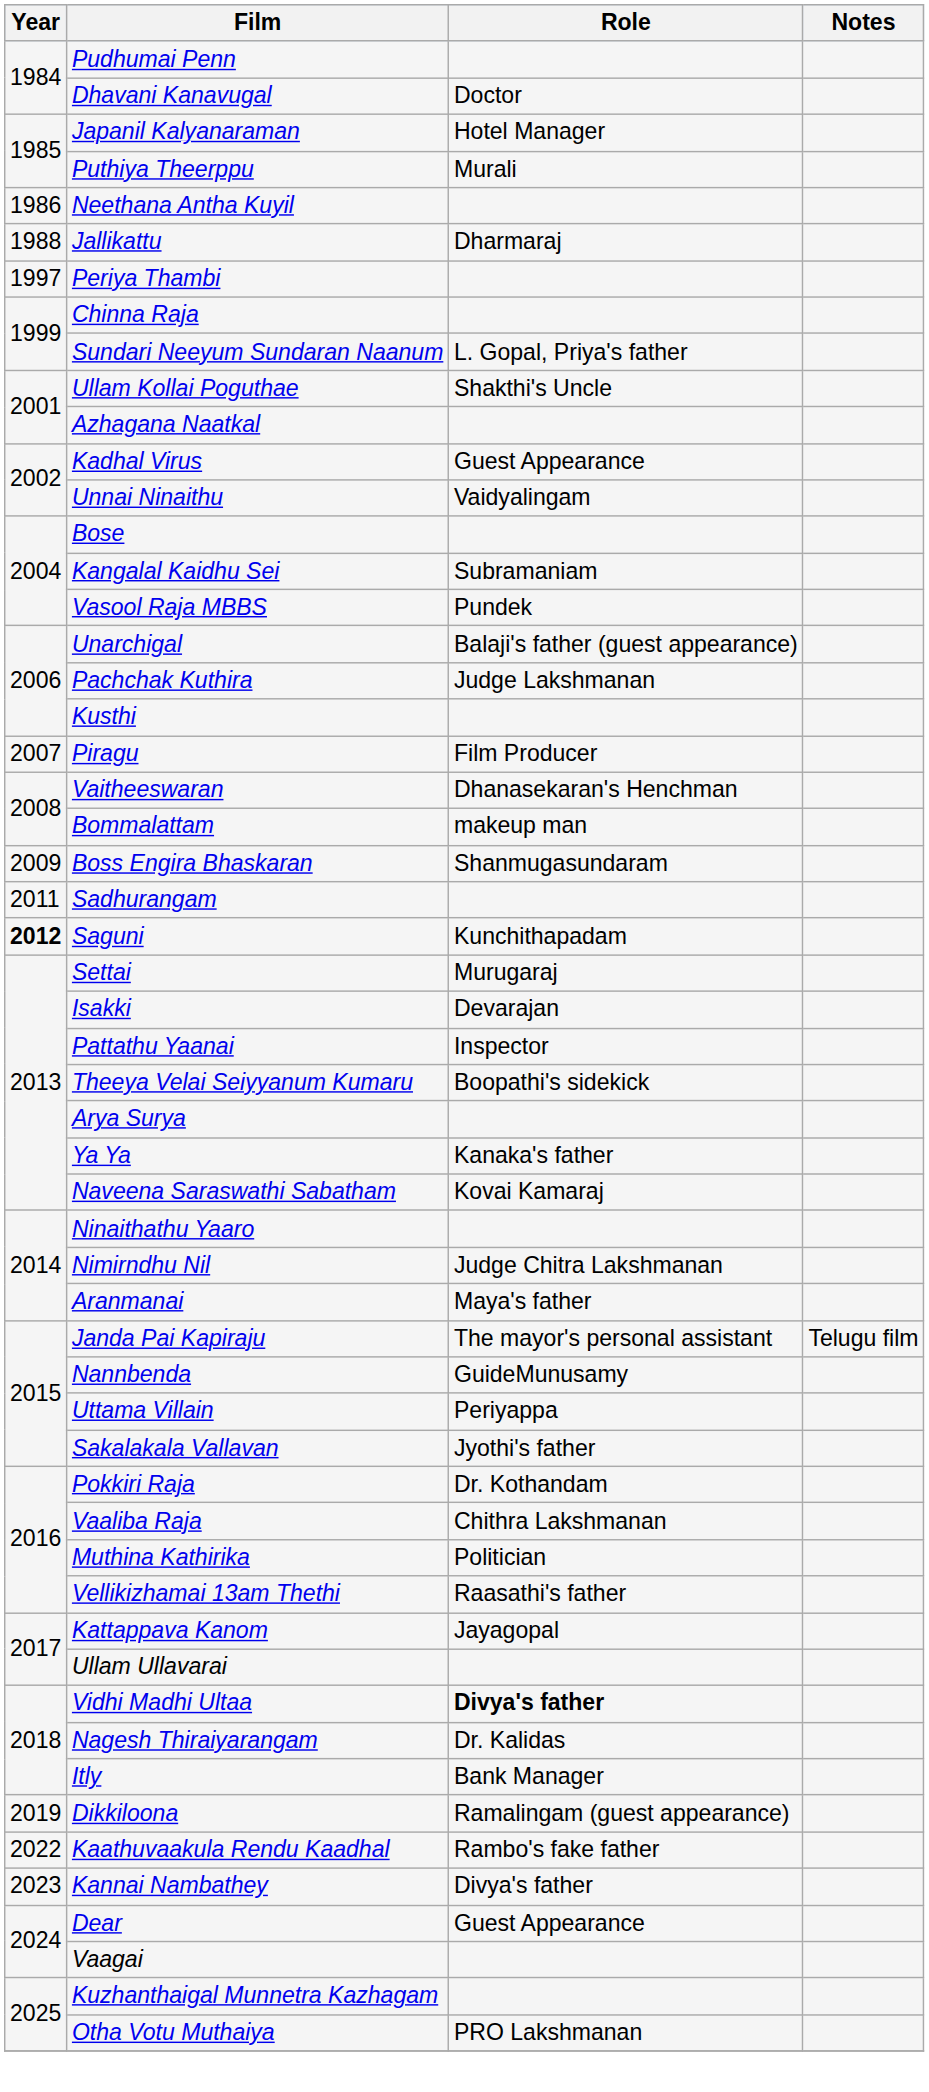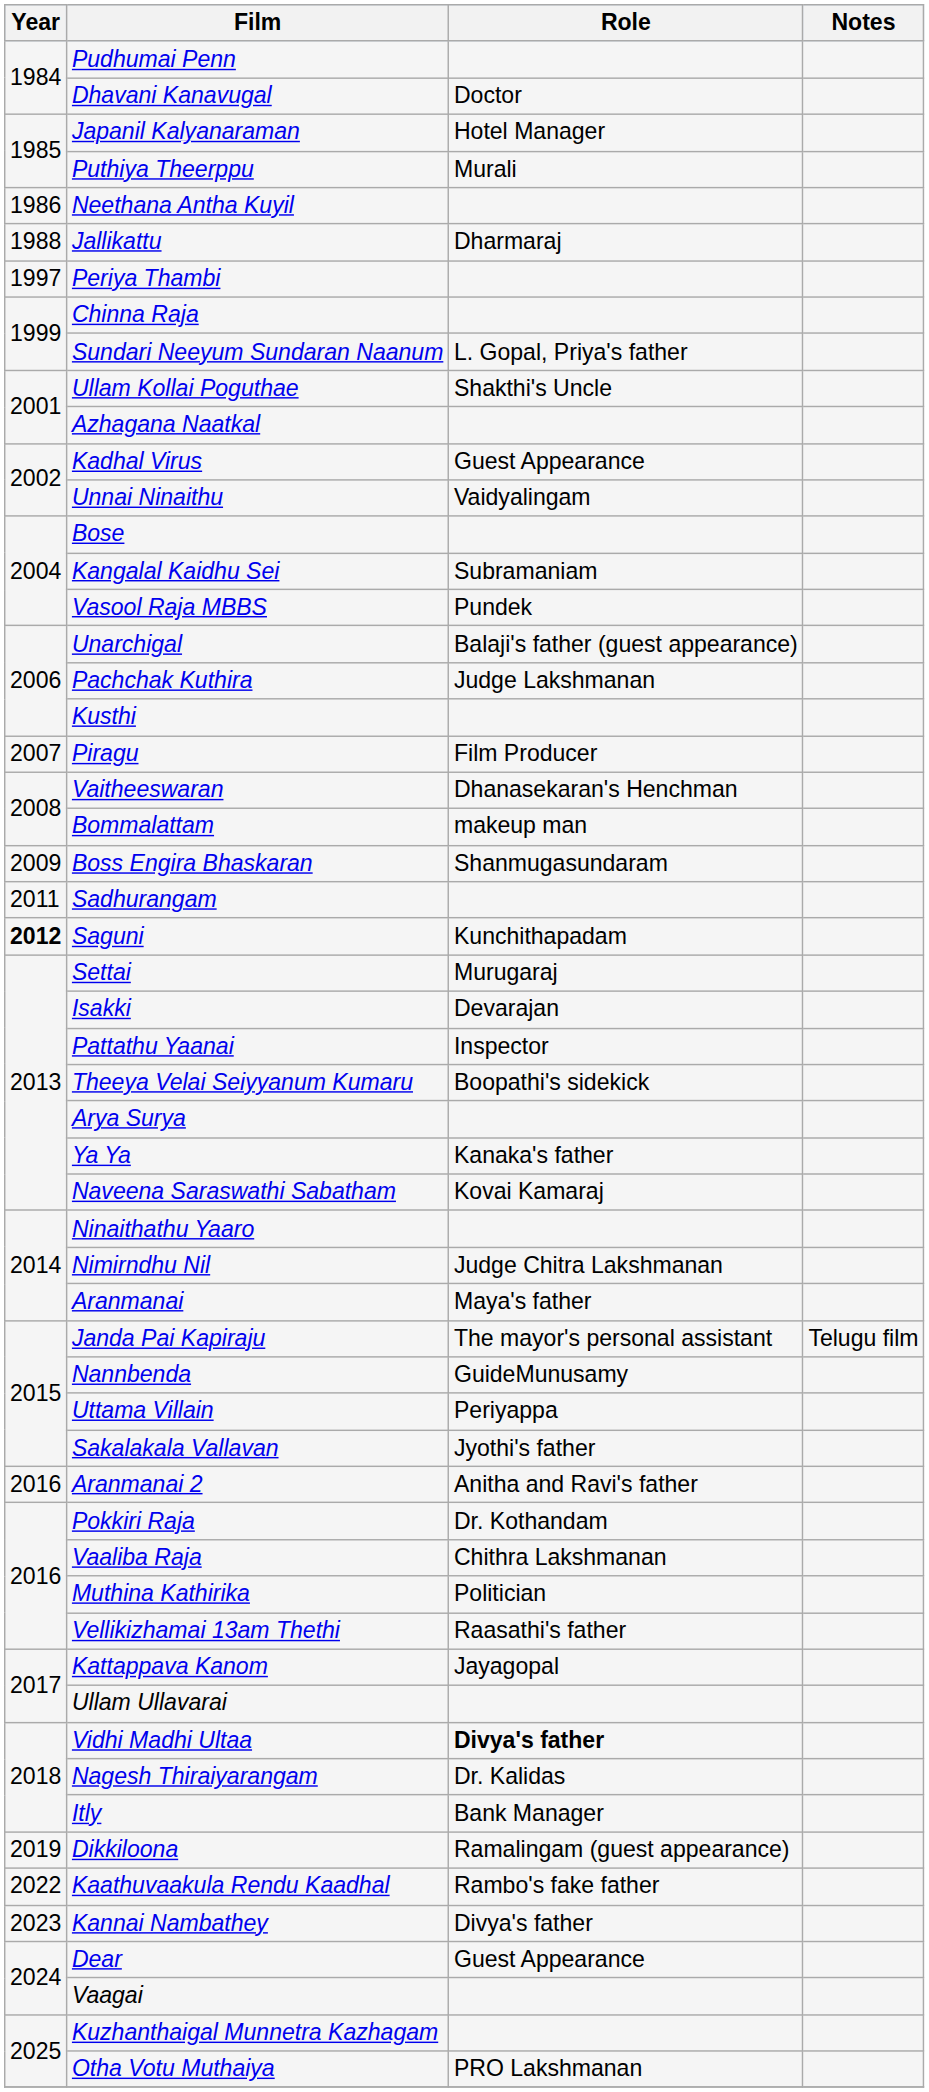+ row: (137, 1484)
